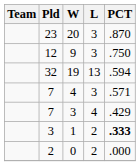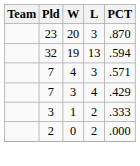- row: (73, 53)
(120, 131) bold -> (120, 111) normal
